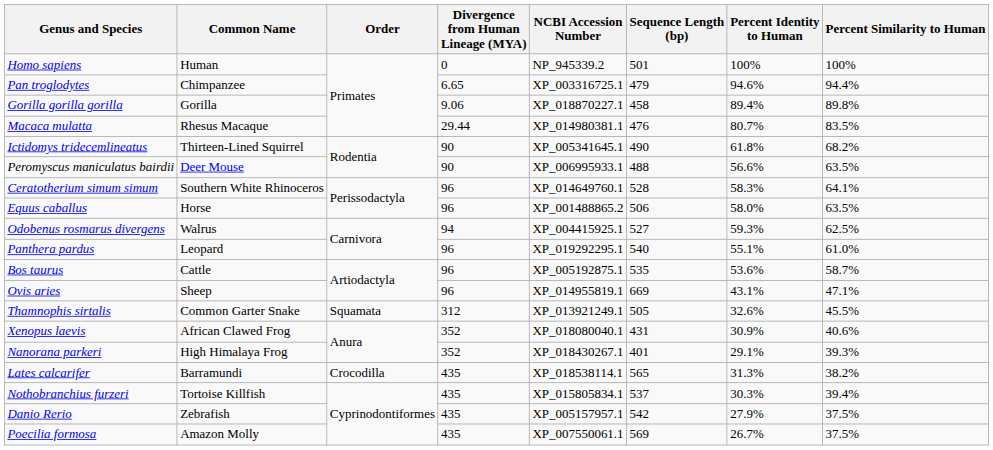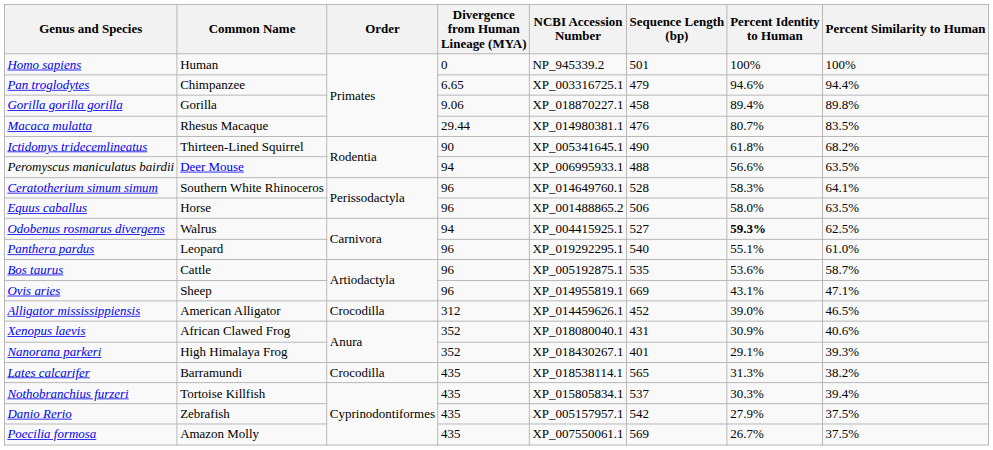(447, 167) 90 -> (447, 167) 94
(747, 228) normal -> (748, 228) bold
+ row: (74, 311)
- row: (59, 311)
